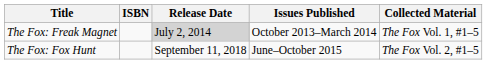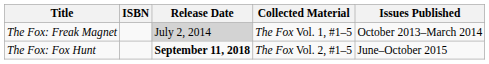columns swapped: (430, 13) <-> (314, 13)
(200, 50) normal -> (202, 50) bold
